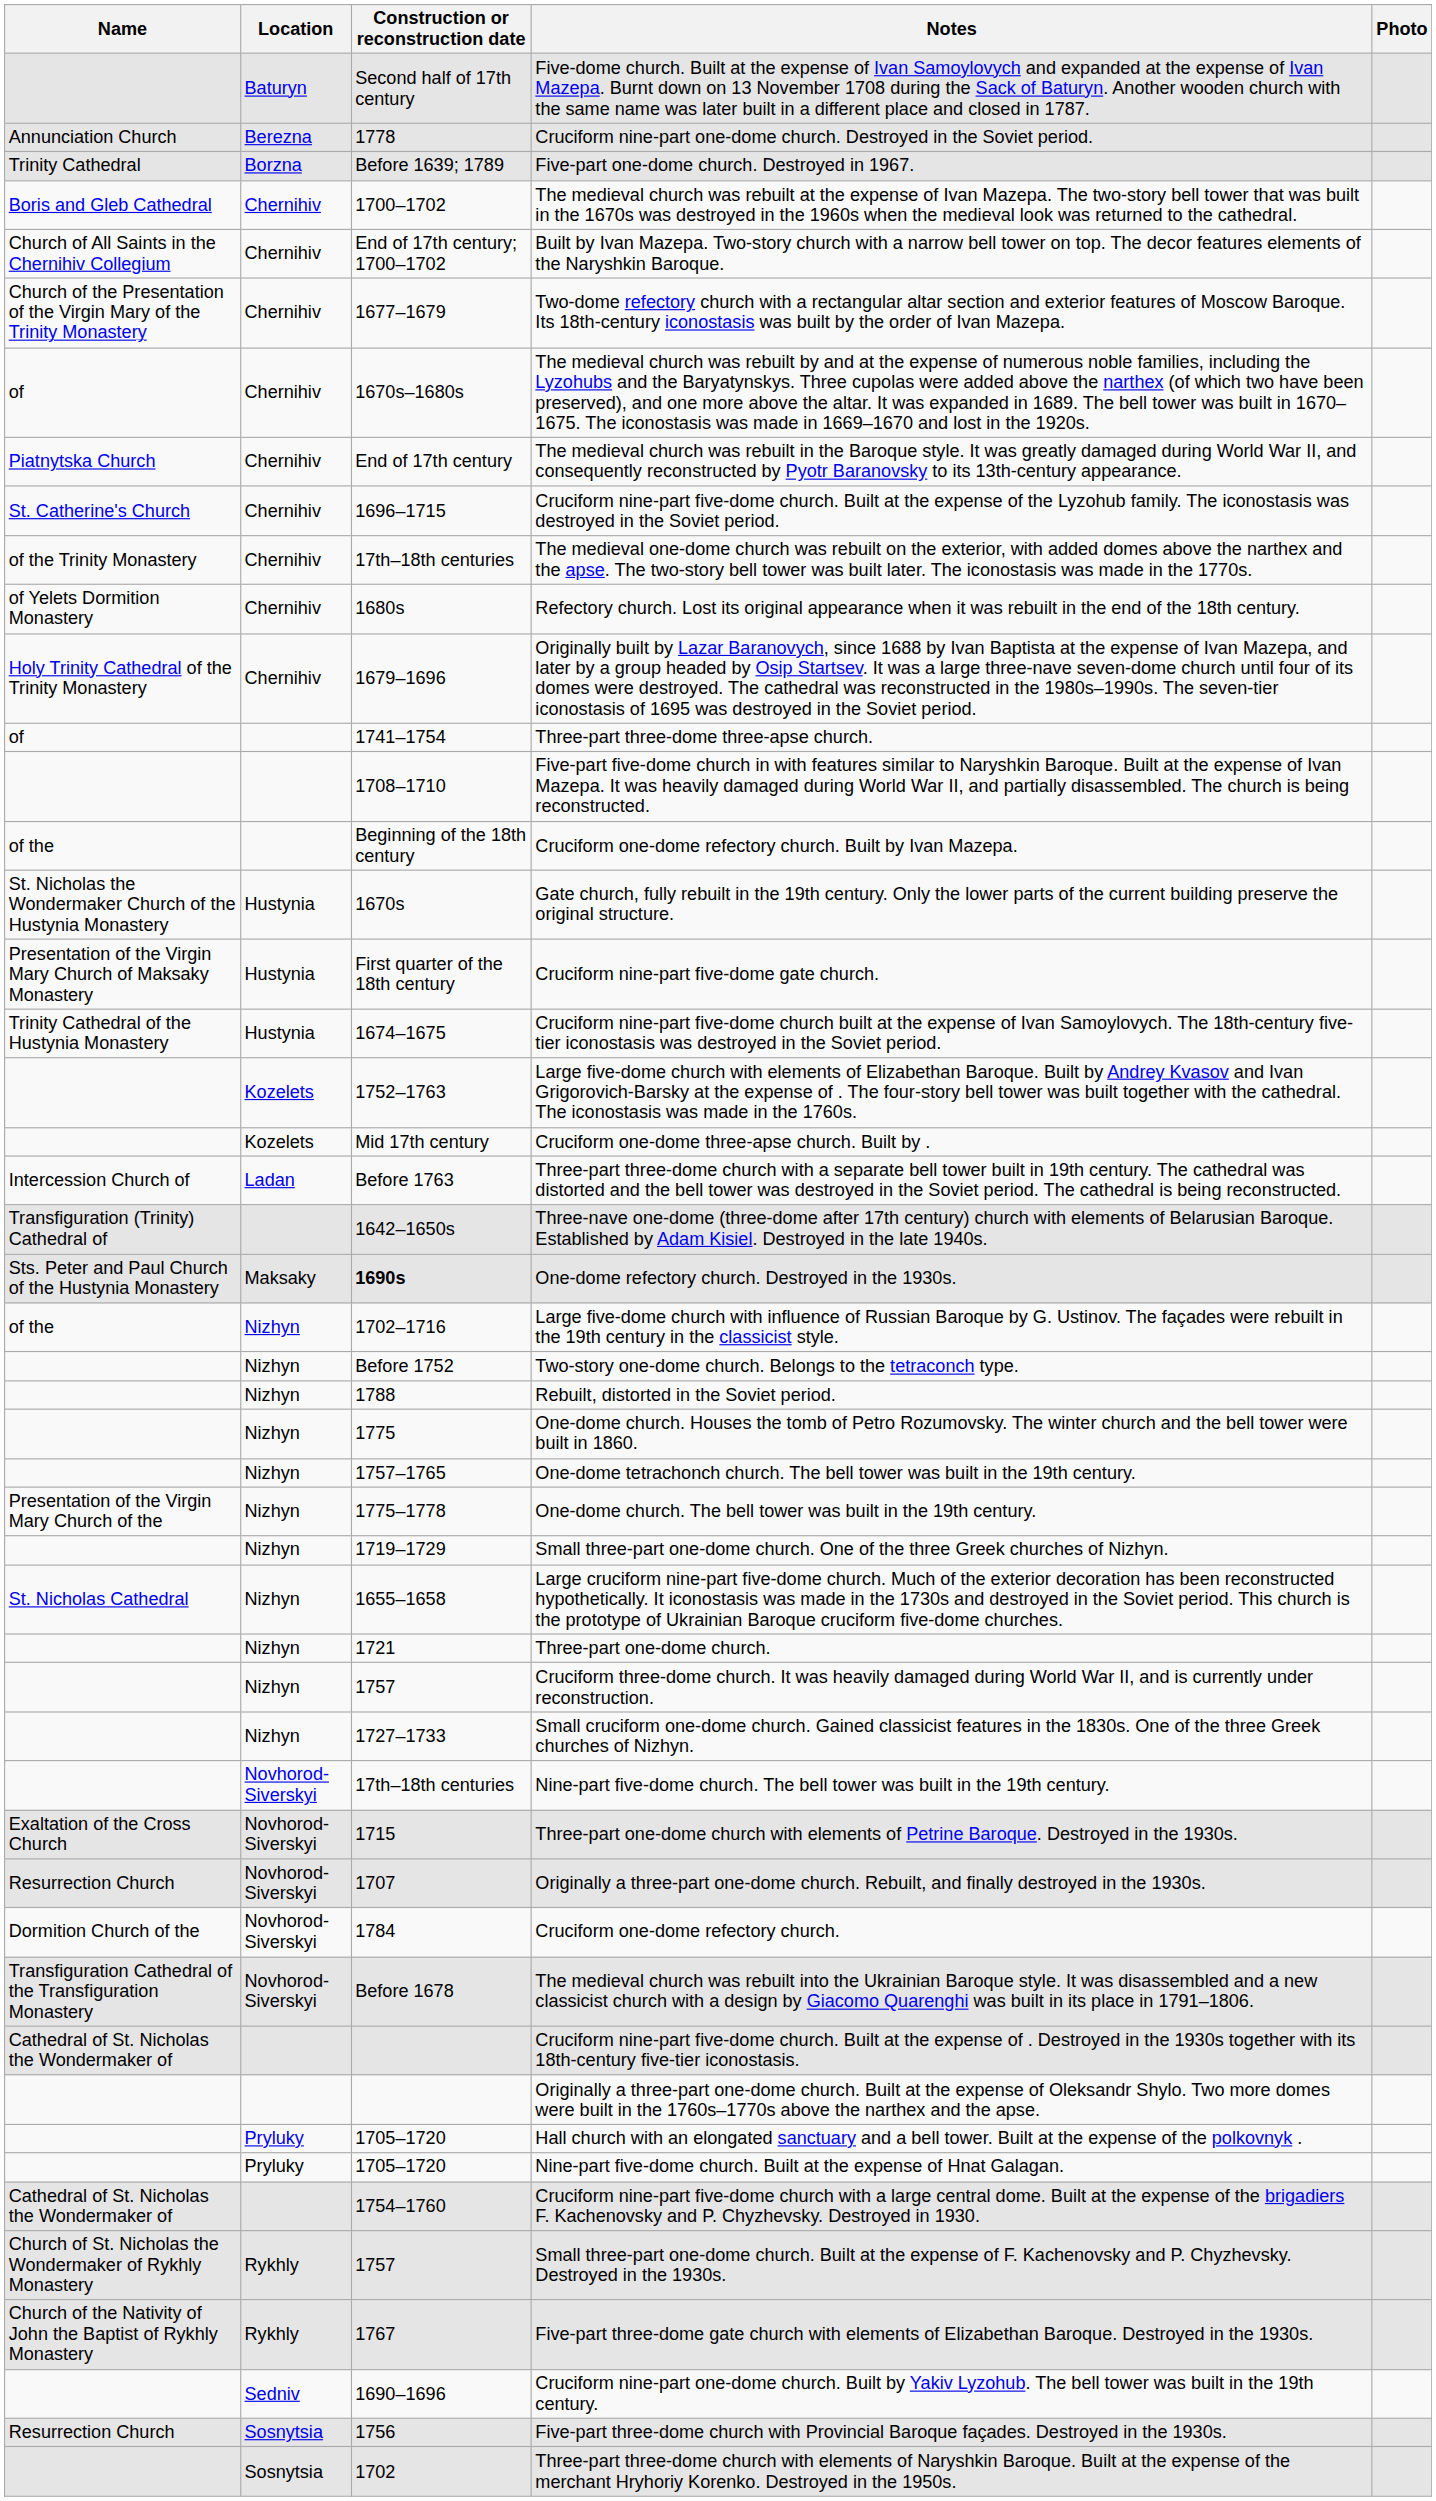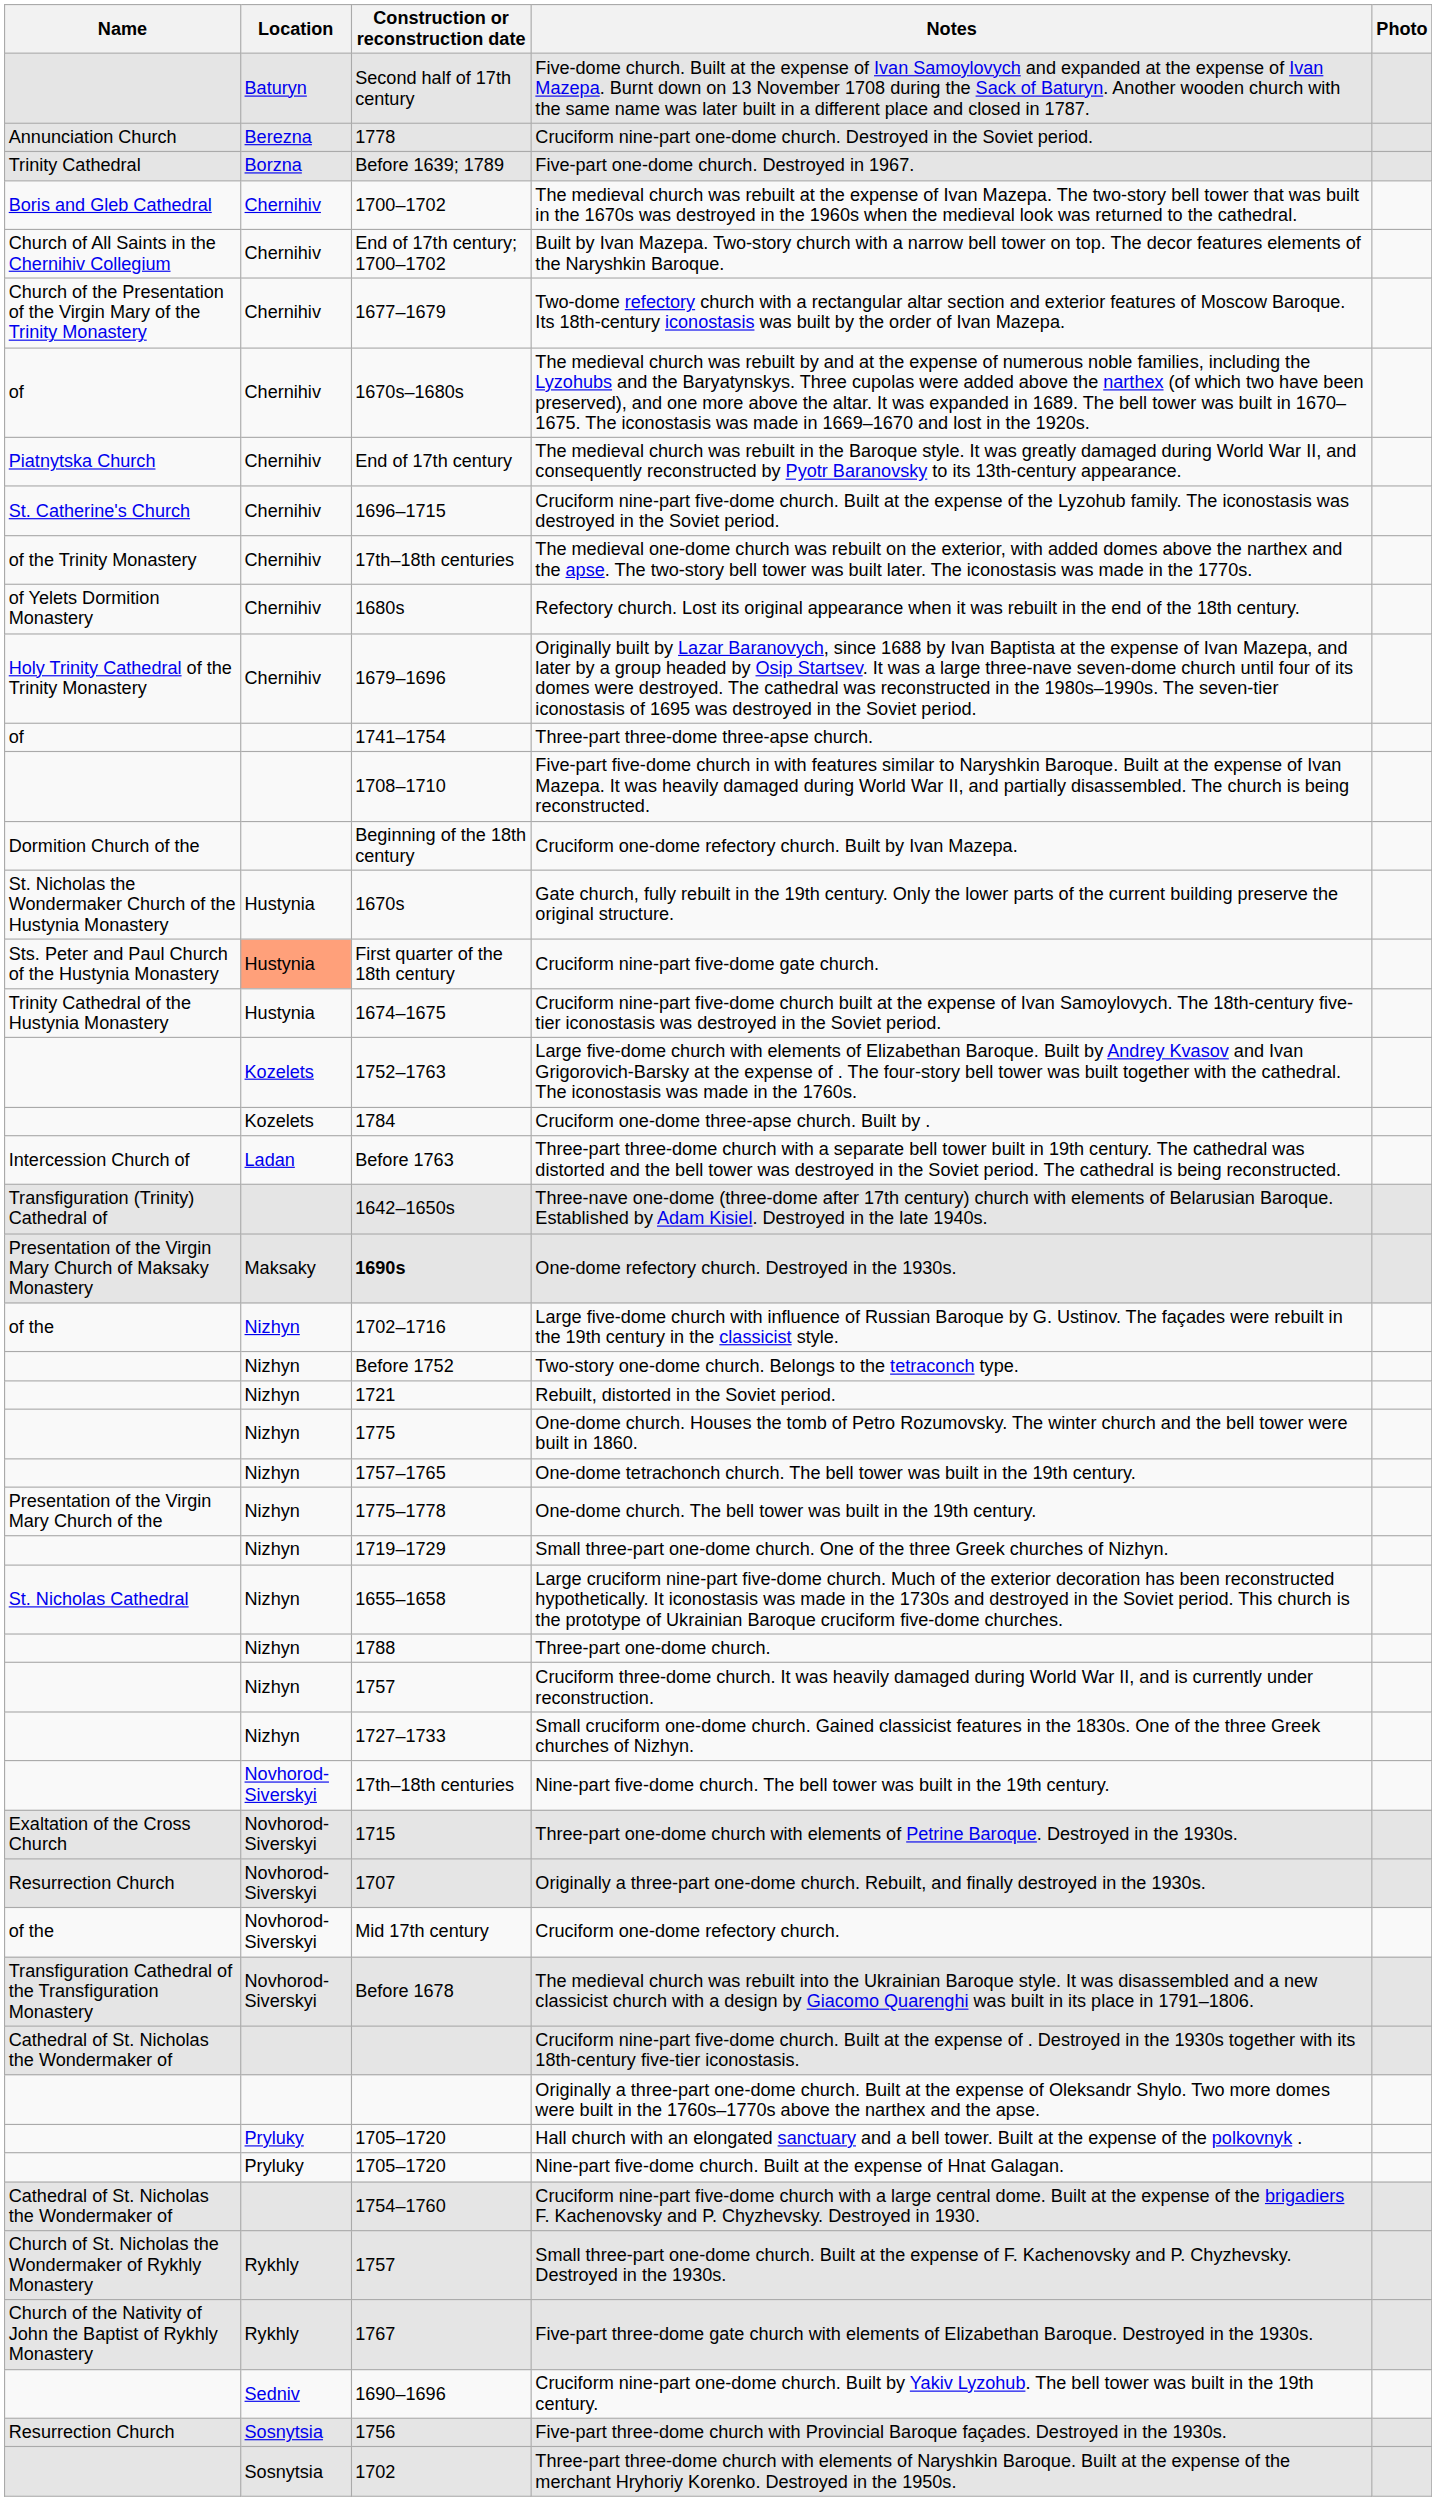(31, 845) of the -> (104, 845) Dormition Church of the
(110, 974) Presentation of the Virgin Mary Church of Maksaky Monastery -> (118, 963) Sts. Peter and Paul Church of the Hustynia Monastery
(280, 974) no background -> (280, 963) lightsalmon background
(422, 1141) Mid 17th century -> (375, 1121) 1784
(118, 1278) Sts. Peter and Paul Church of the Hustynia Monastery -> (110, 1268) Presentation of the Virgin Mary Church of Maksaky Monastery
(375, 1394) 1788 -> (375, 1394) 1721
(375, 1648) 1721 -> (375, 1648) 1788
(104, 1932) Dormition Church of the -> (31, 1932) of the
(375, 1932) 1784 -> (422, 1932) Mid 17th century
